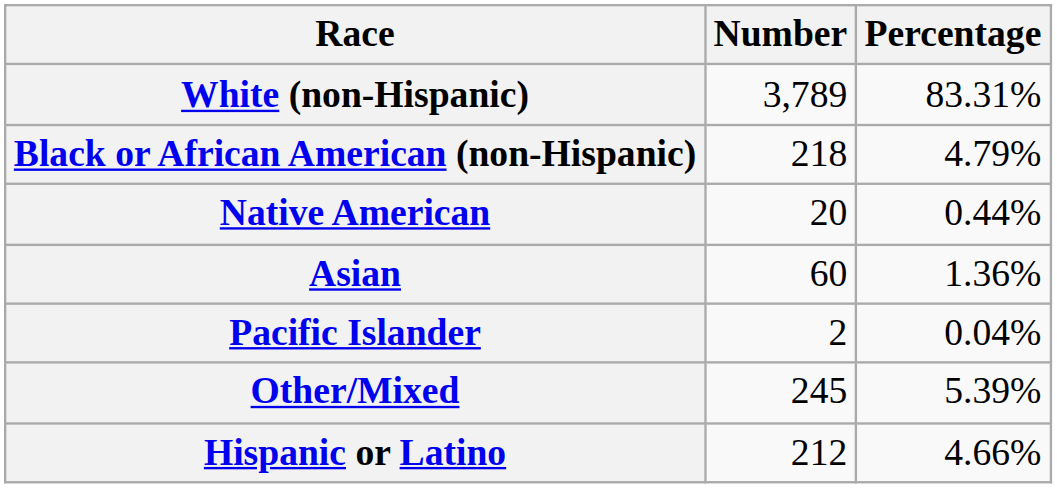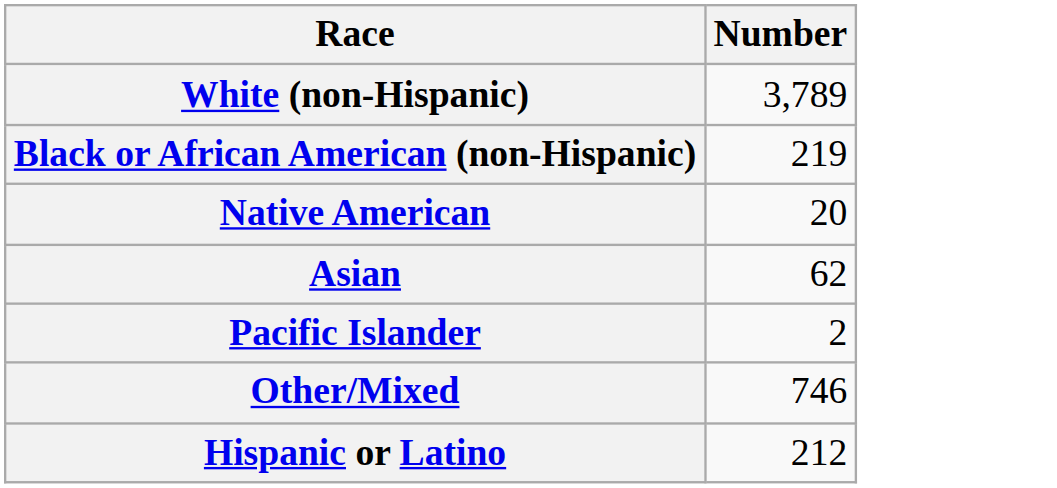- column: (953, 34)
(819, 153) 218 -> (819, 153) 219
(828, 272) 60 -> (828, 272) 62
(819, 392) 245 -> (819, 392) 746
